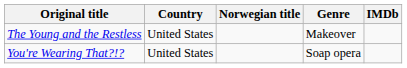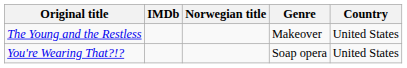columns swapped: (180, 14) <-> (383, 14)
